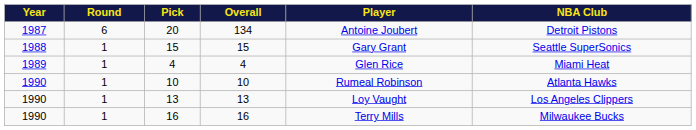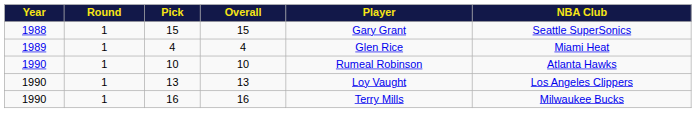- row: (172, 30)
